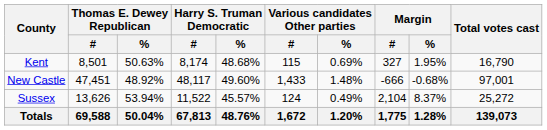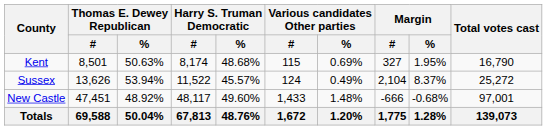rows swapped: (36, 80) <-> (36, 98)
